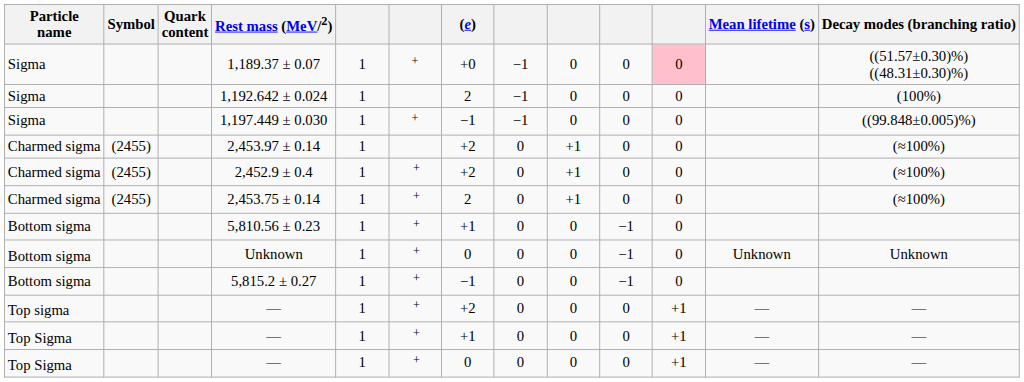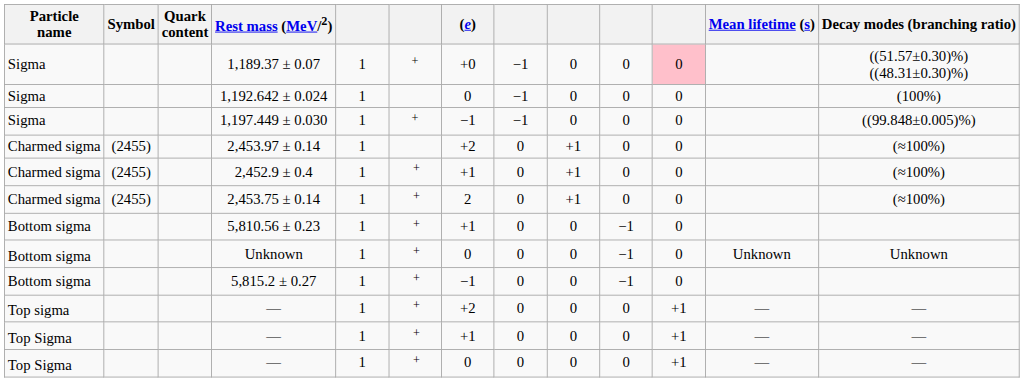(468, 95) 2 -> (468, 95) 0
(468, 171) +2 -> (468, 171) +1
